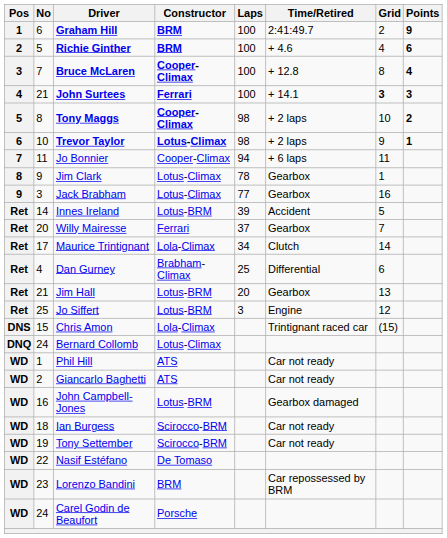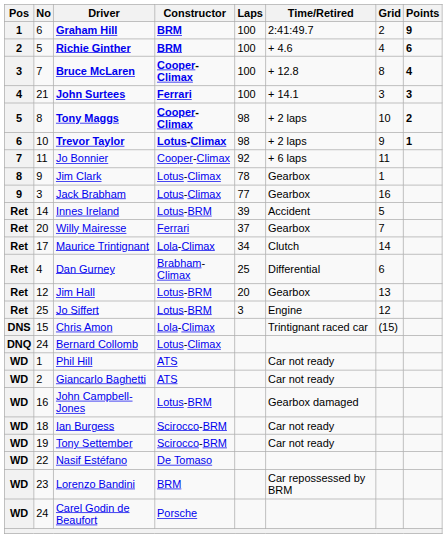(381, 95) bold -> (381, 95) normal
(243, 159) 94 -> (243, 159) 92
(42, 292) 21 -> (42, 292) 12
